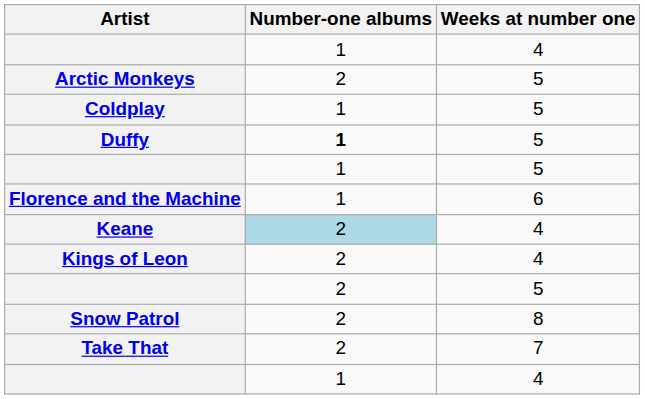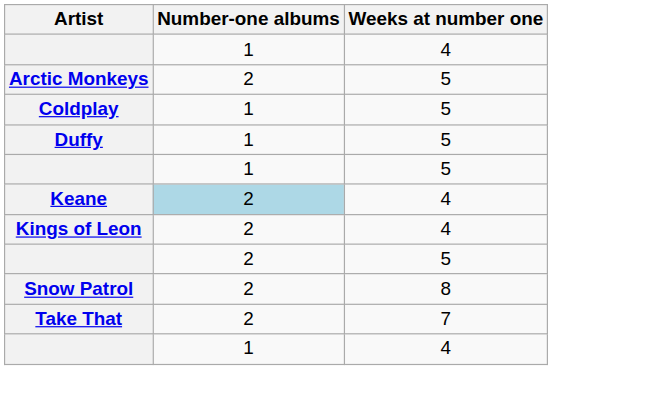(341, 139) bold -> (248, 139) normal
- row: (125, 199)
